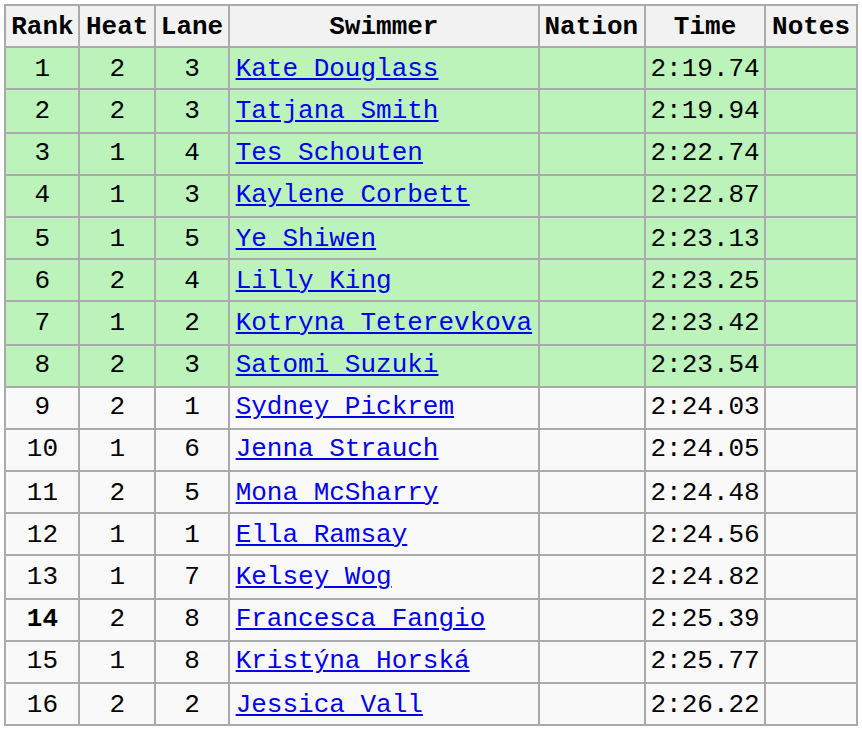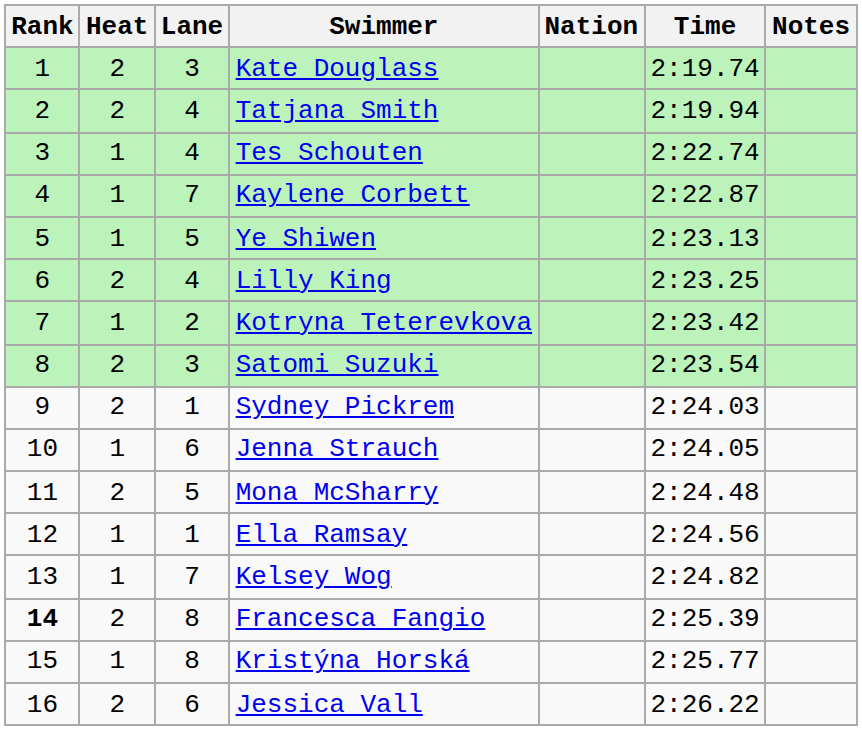(192, 111) 3 -> (192, 111) 4
(192, 196) 3 -> (192, 196) 7
(192, 704) 2 -> (192, 704) 6
